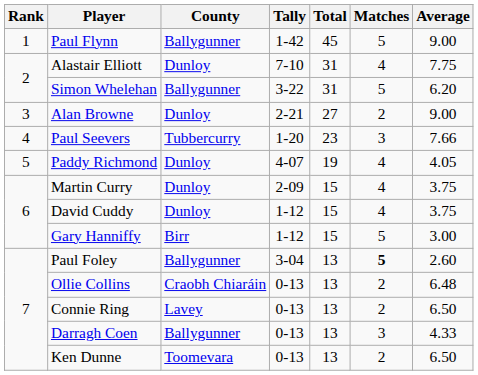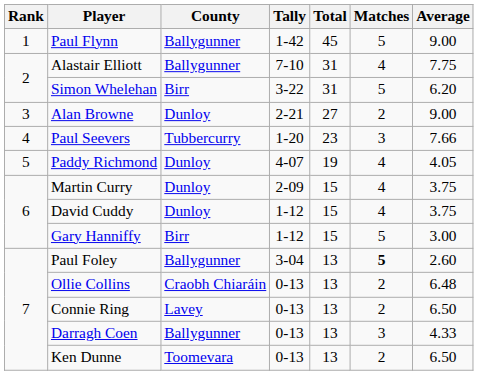(187, 65) Dunloy -> (202, 65) Ballygunner
(202, 89) Ballygunner -> (177, 89) Birr
